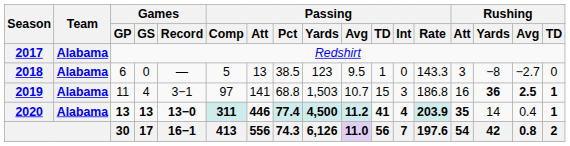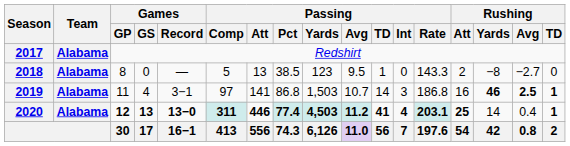(123, 72) 6 -> (123, 72) 8
(462, 72) 3 -> (462, 72) 2
(288, 92) 68.8 -> (288, 92) 86.8
(382, 92) 15 -> (382, 92) 14
(493, 92) 36 -> (493, 92) 46
(123, 111) 13 -> (123, 111) 12
(322, 111) 4,500 -> (322, 111) 4,503
(432, 111) 203.9 -> (432, 111) 203.1
(462, 111) 35 -> (462, 111) 25
